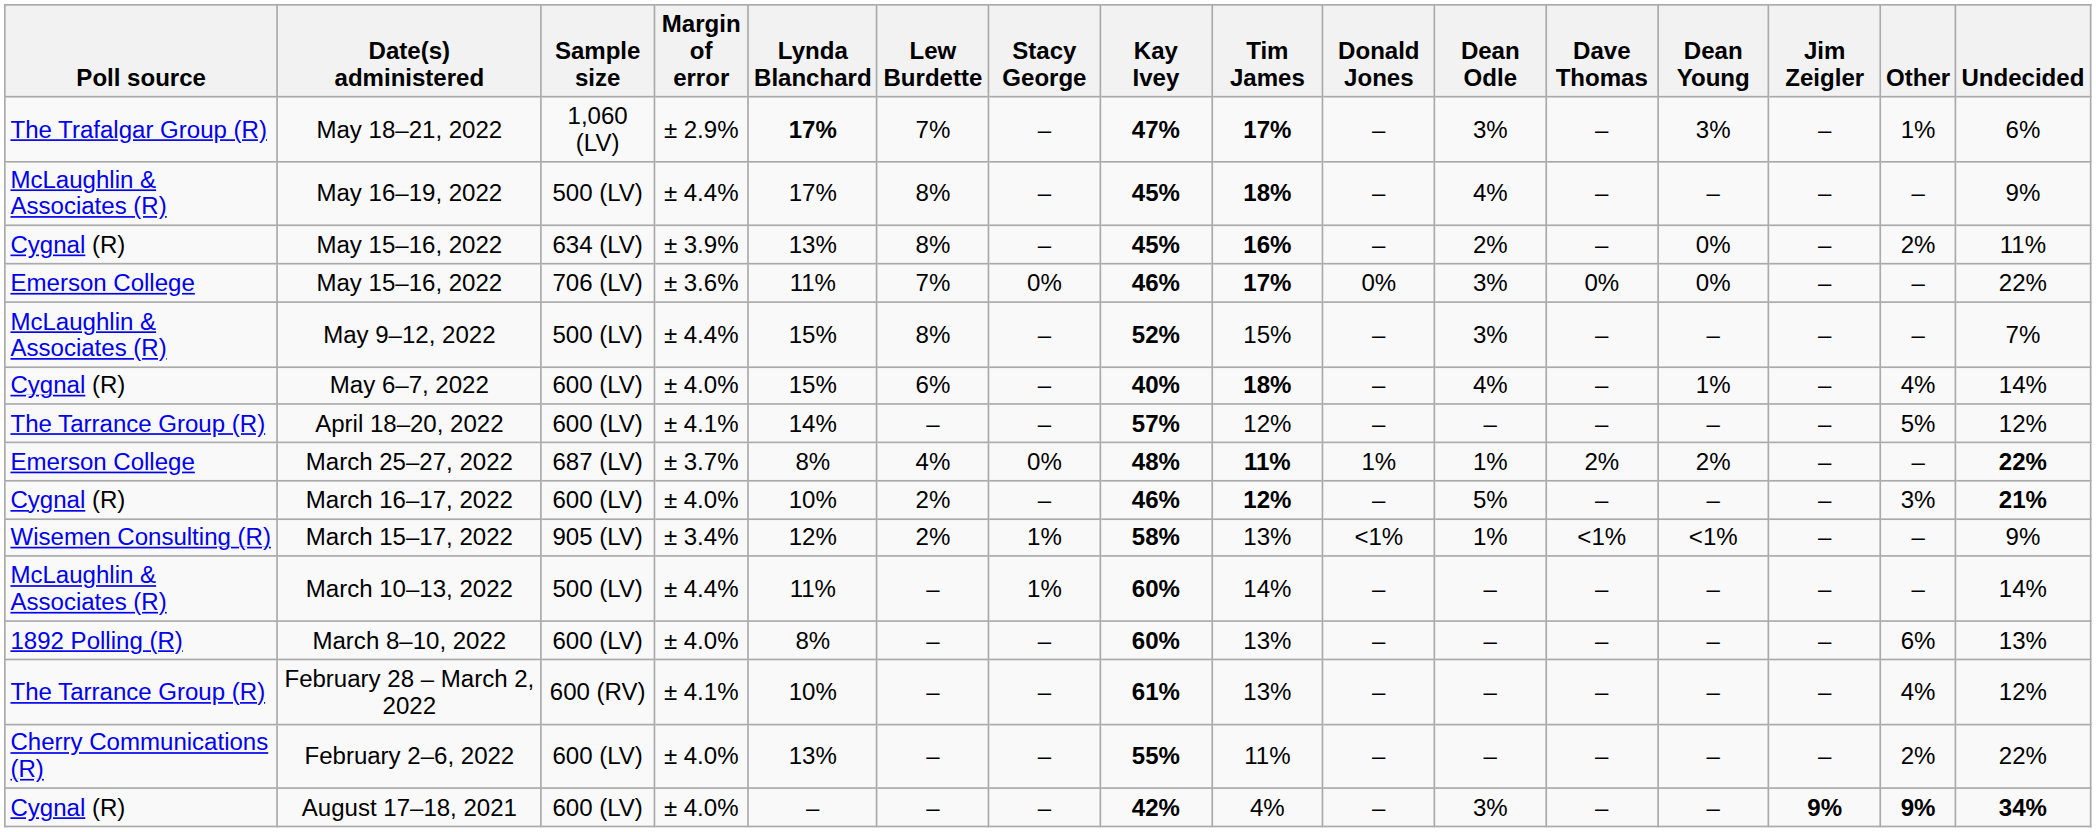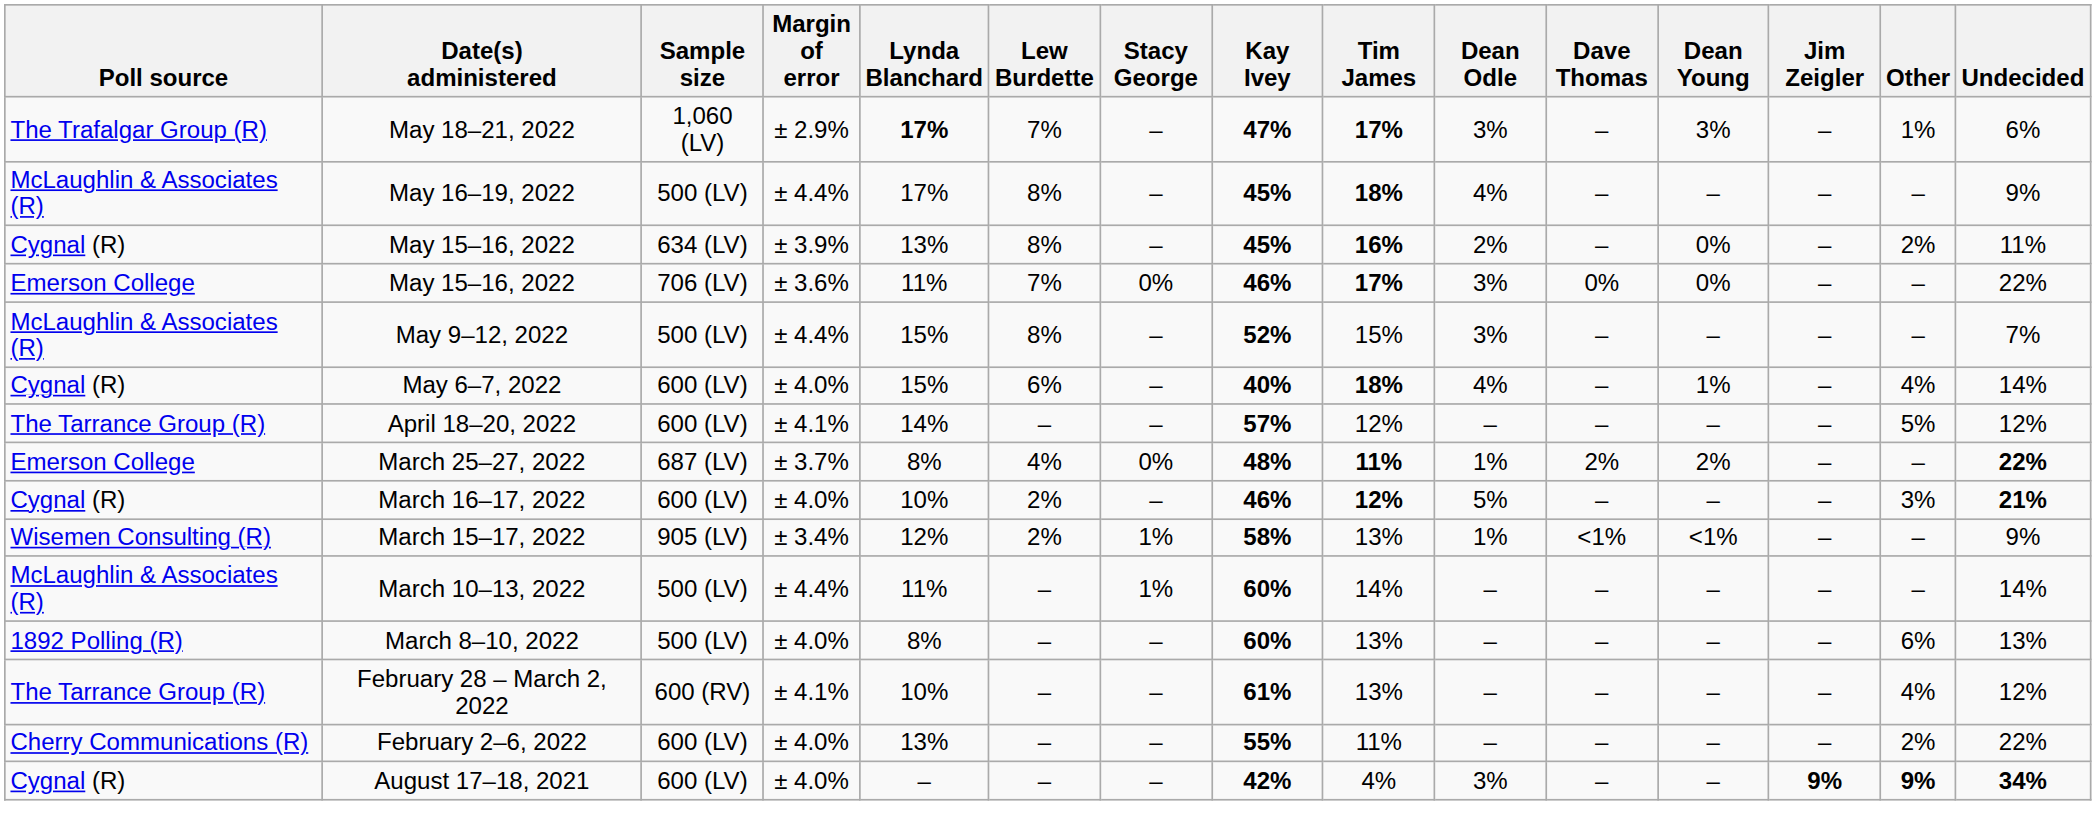- column: (1379, 64)
(598, 640) 600 (LV) -> (702, 640) 500 (LV)
